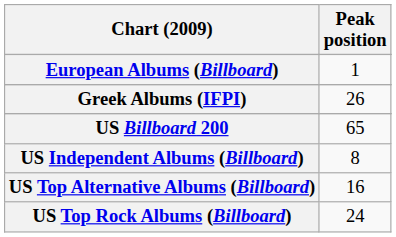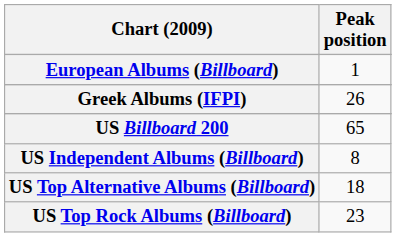(355, 187) 16 -> (355, 187) 18
(355, 216) 24 -> (355, 216) 23
